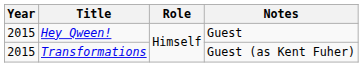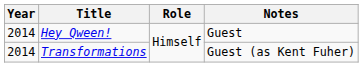(21, 33) 2015 -> (21, 33) 2014
(21, 52) 2015 -> (21, 52) 2014
